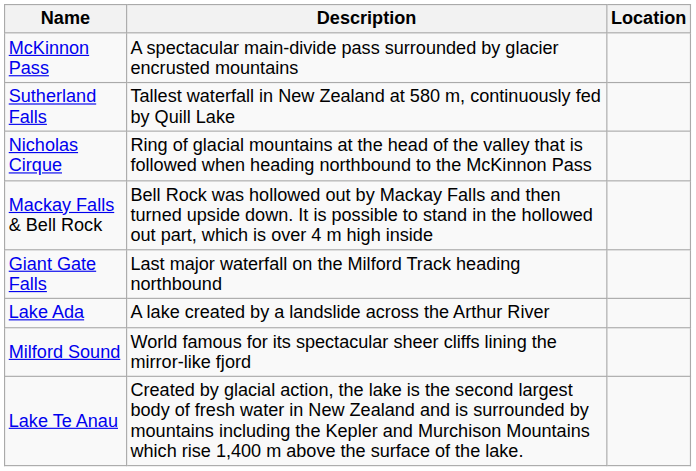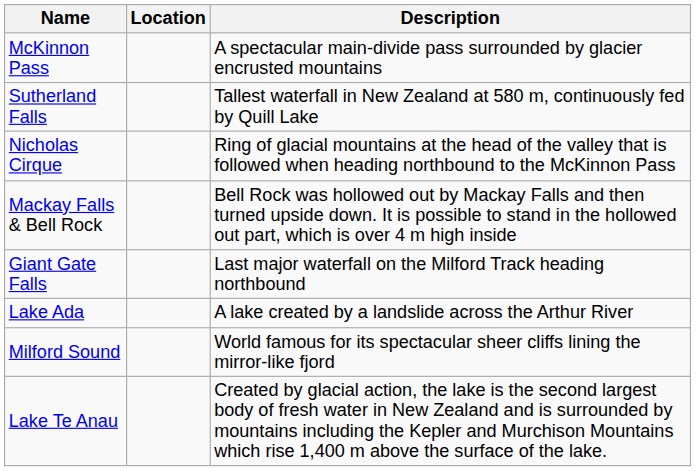columns swapped: (367, 18) <-> (649, 18)
